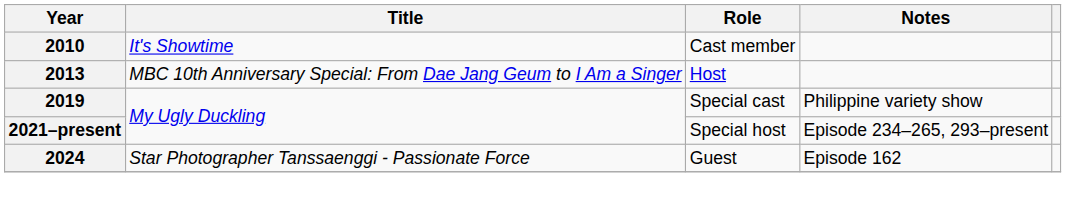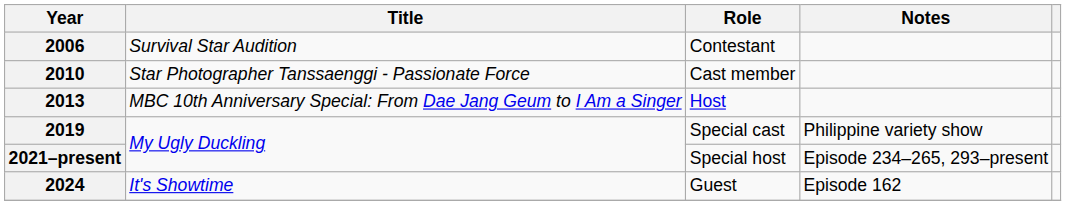+ row: (65, 46)
(181, 46) It's Showtime -> (329, 74) Star Photographer Tanssaenggi - Passionate Force
(329, 158) Star Photographer Tanssaenggi - Passionate Force -> (181, 185) It's Showtime
